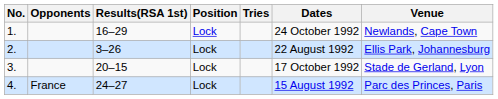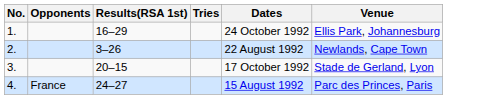- column: (215, 13)
(421, 31) Newlands, Cape Town -> (377, 31) Ellis Park, Johannesburg
(427, 49) Ellis Park, Johannesburg -> (371, 49) Newlands, Cape Town
